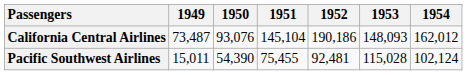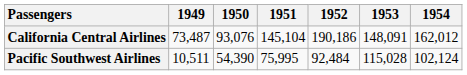(385, 37) 148,093 -> (385, 37) 148,091
(191, 59) 15,011 -> (191, 59) 10,511
(279, 59) 75,455 -> (279, 59) 75,995
(331, 59) 92,481 -> (331, 59) 92,484
